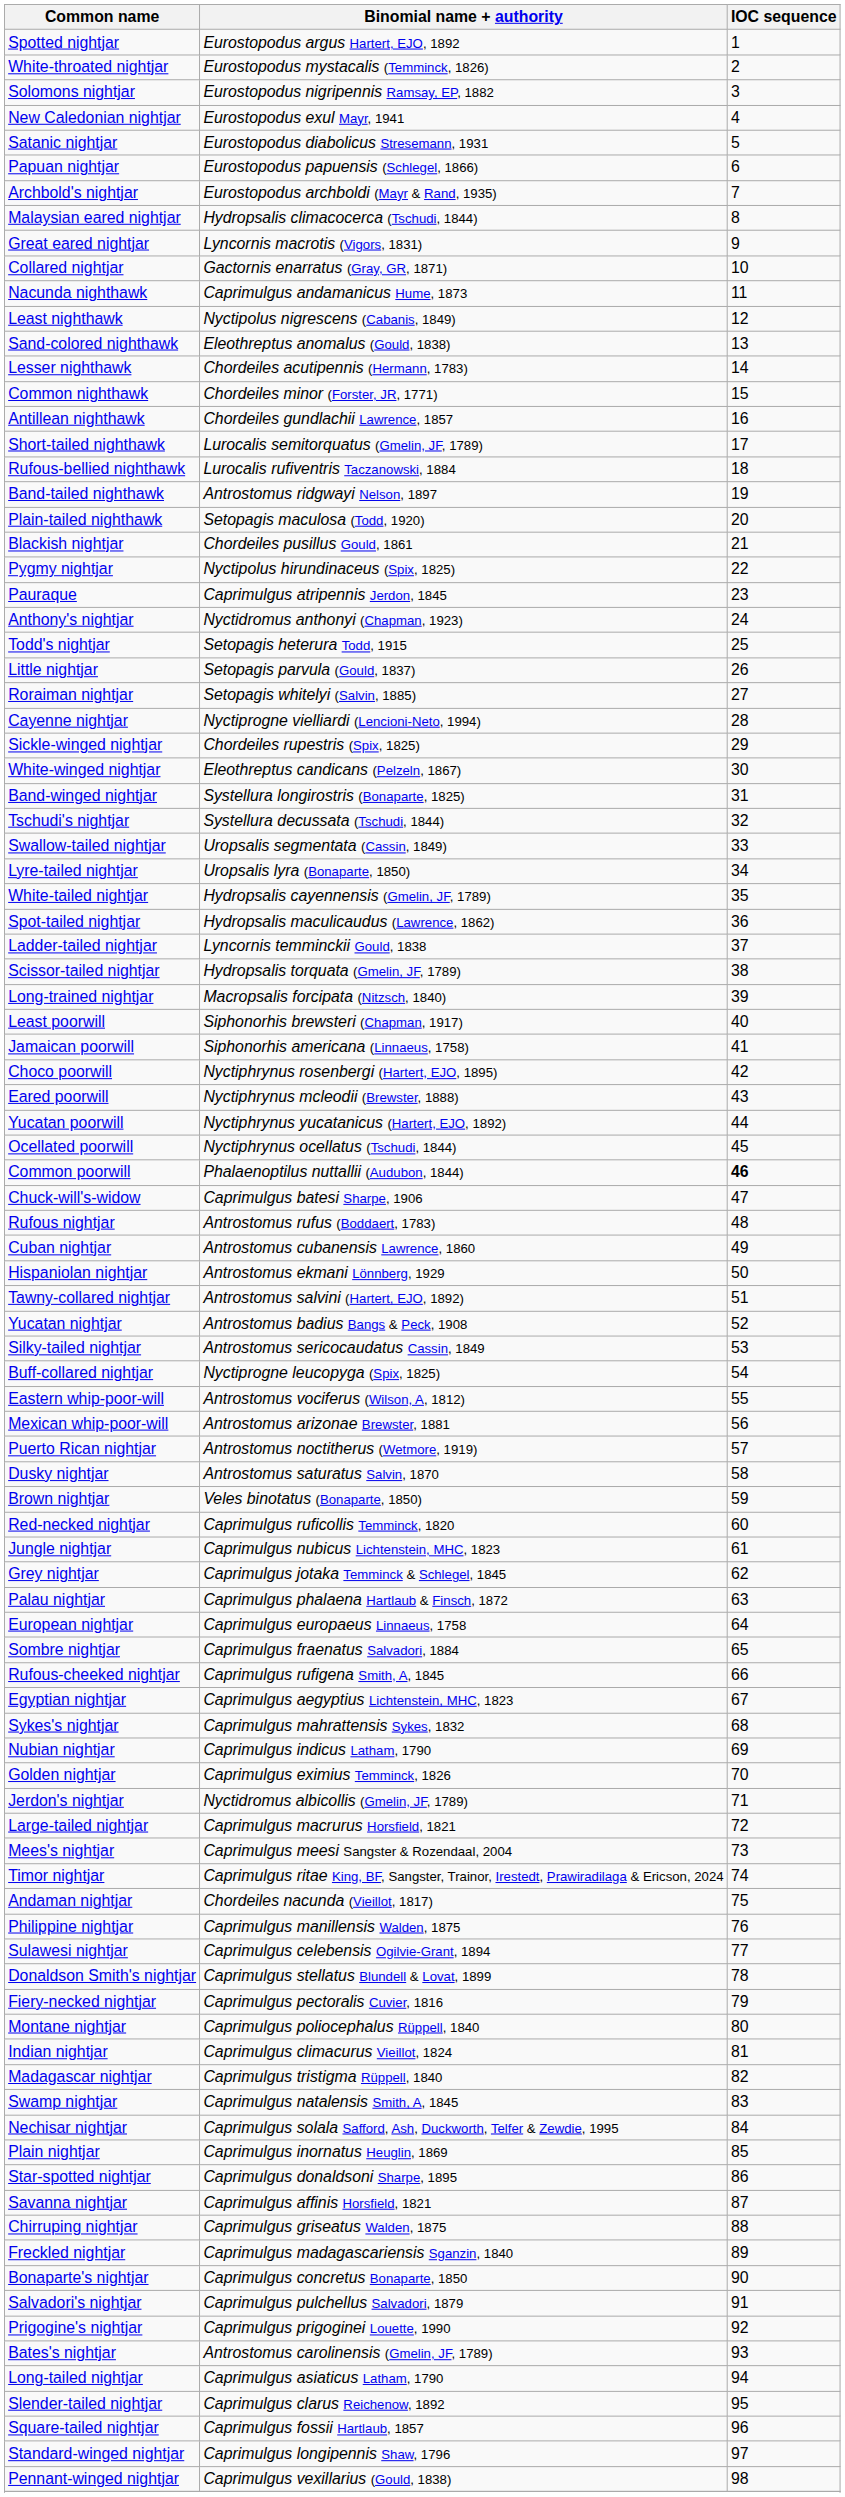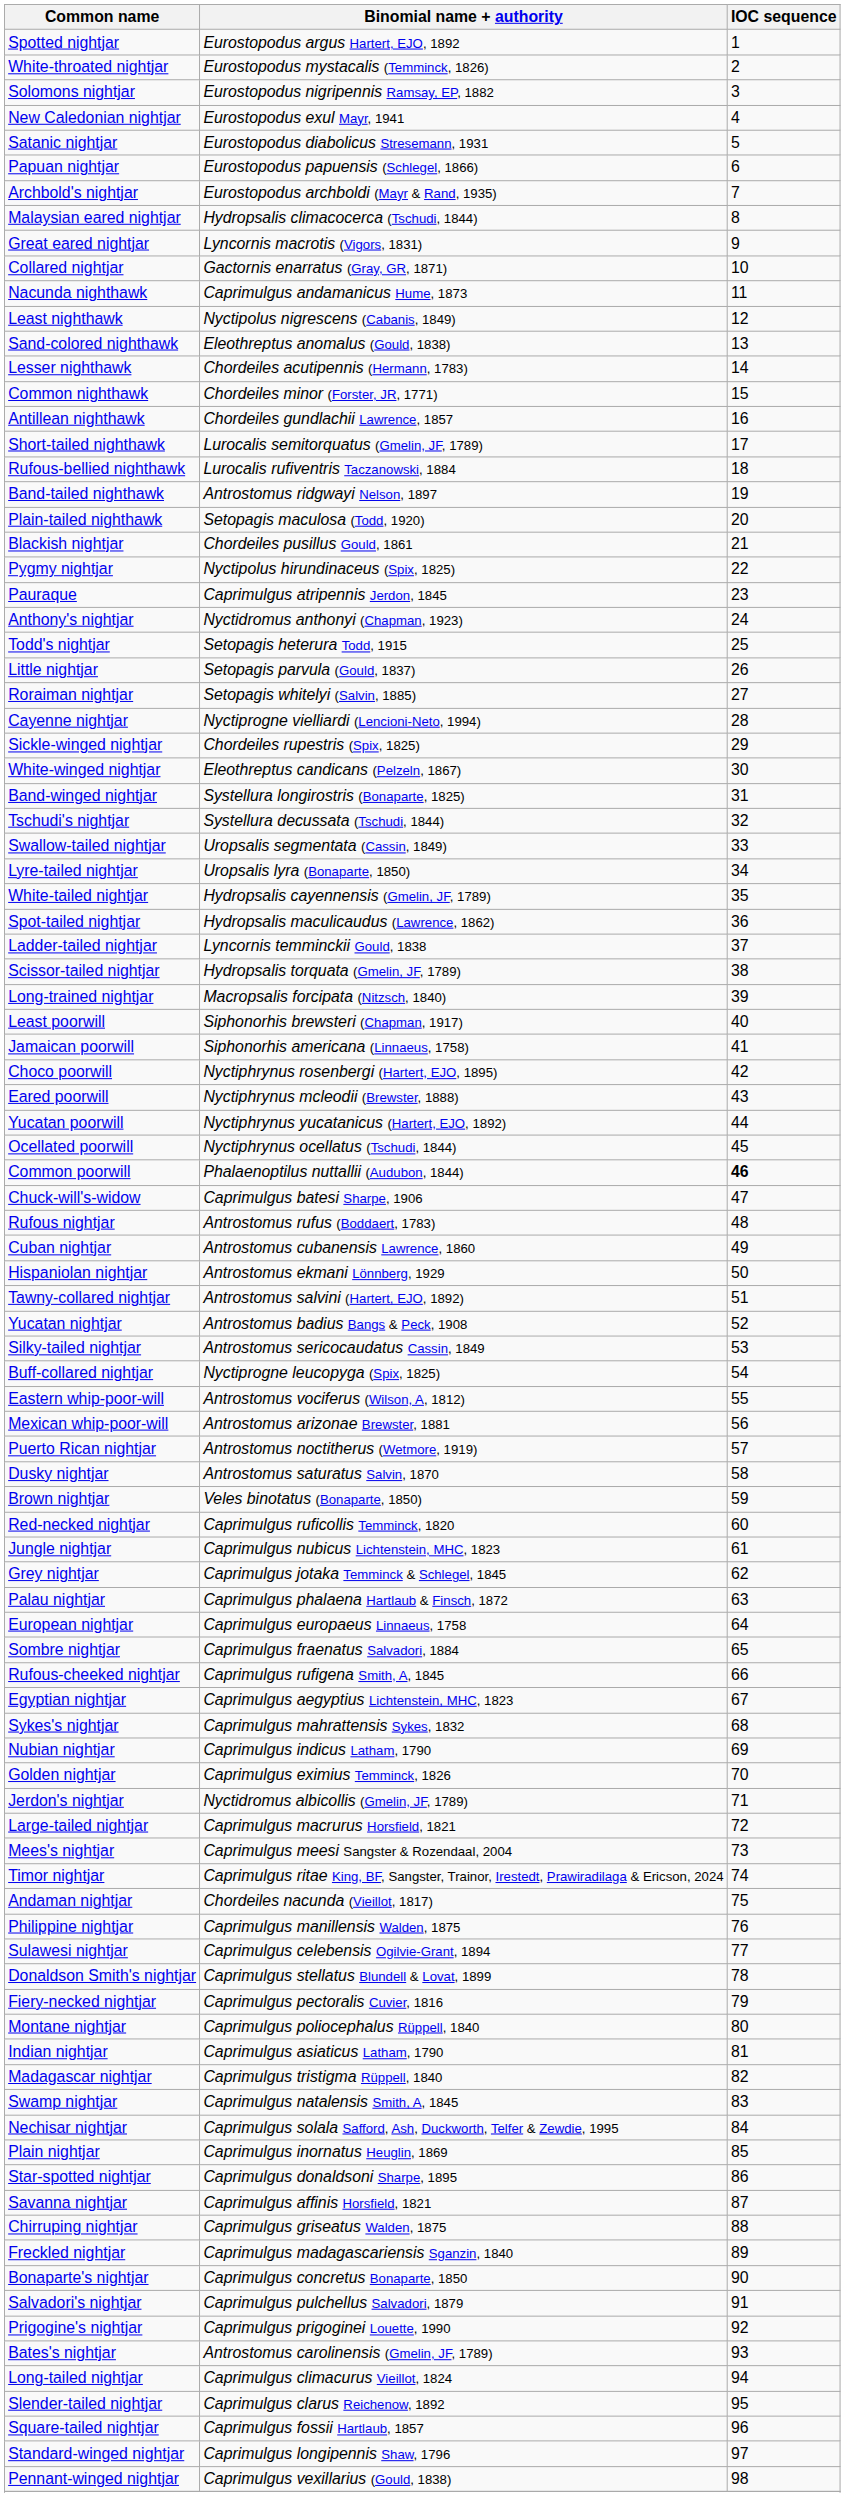(328, 2051) Caprimulgus climacurus Vieillot, 1824 -> (323, 2051) Caprimulgus asiaticus Latham, 1790
(323, 2378) Caprimulgus asiaticus Latham, 1790 -> (328, 2378) Caprimulgus climacurus Vieillot, 1824
